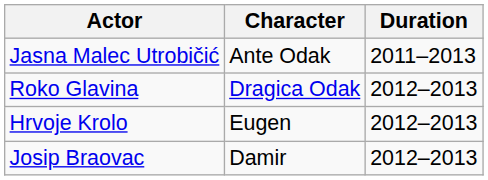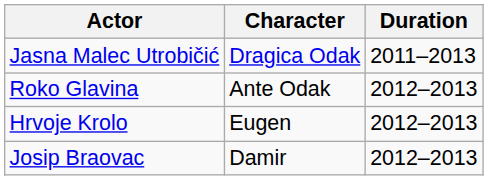(280, 55) Ante Odak -> (295, 55) Dragica Odak
(295, 89) Dragica Odak -> (280, 89) Ante Odak
